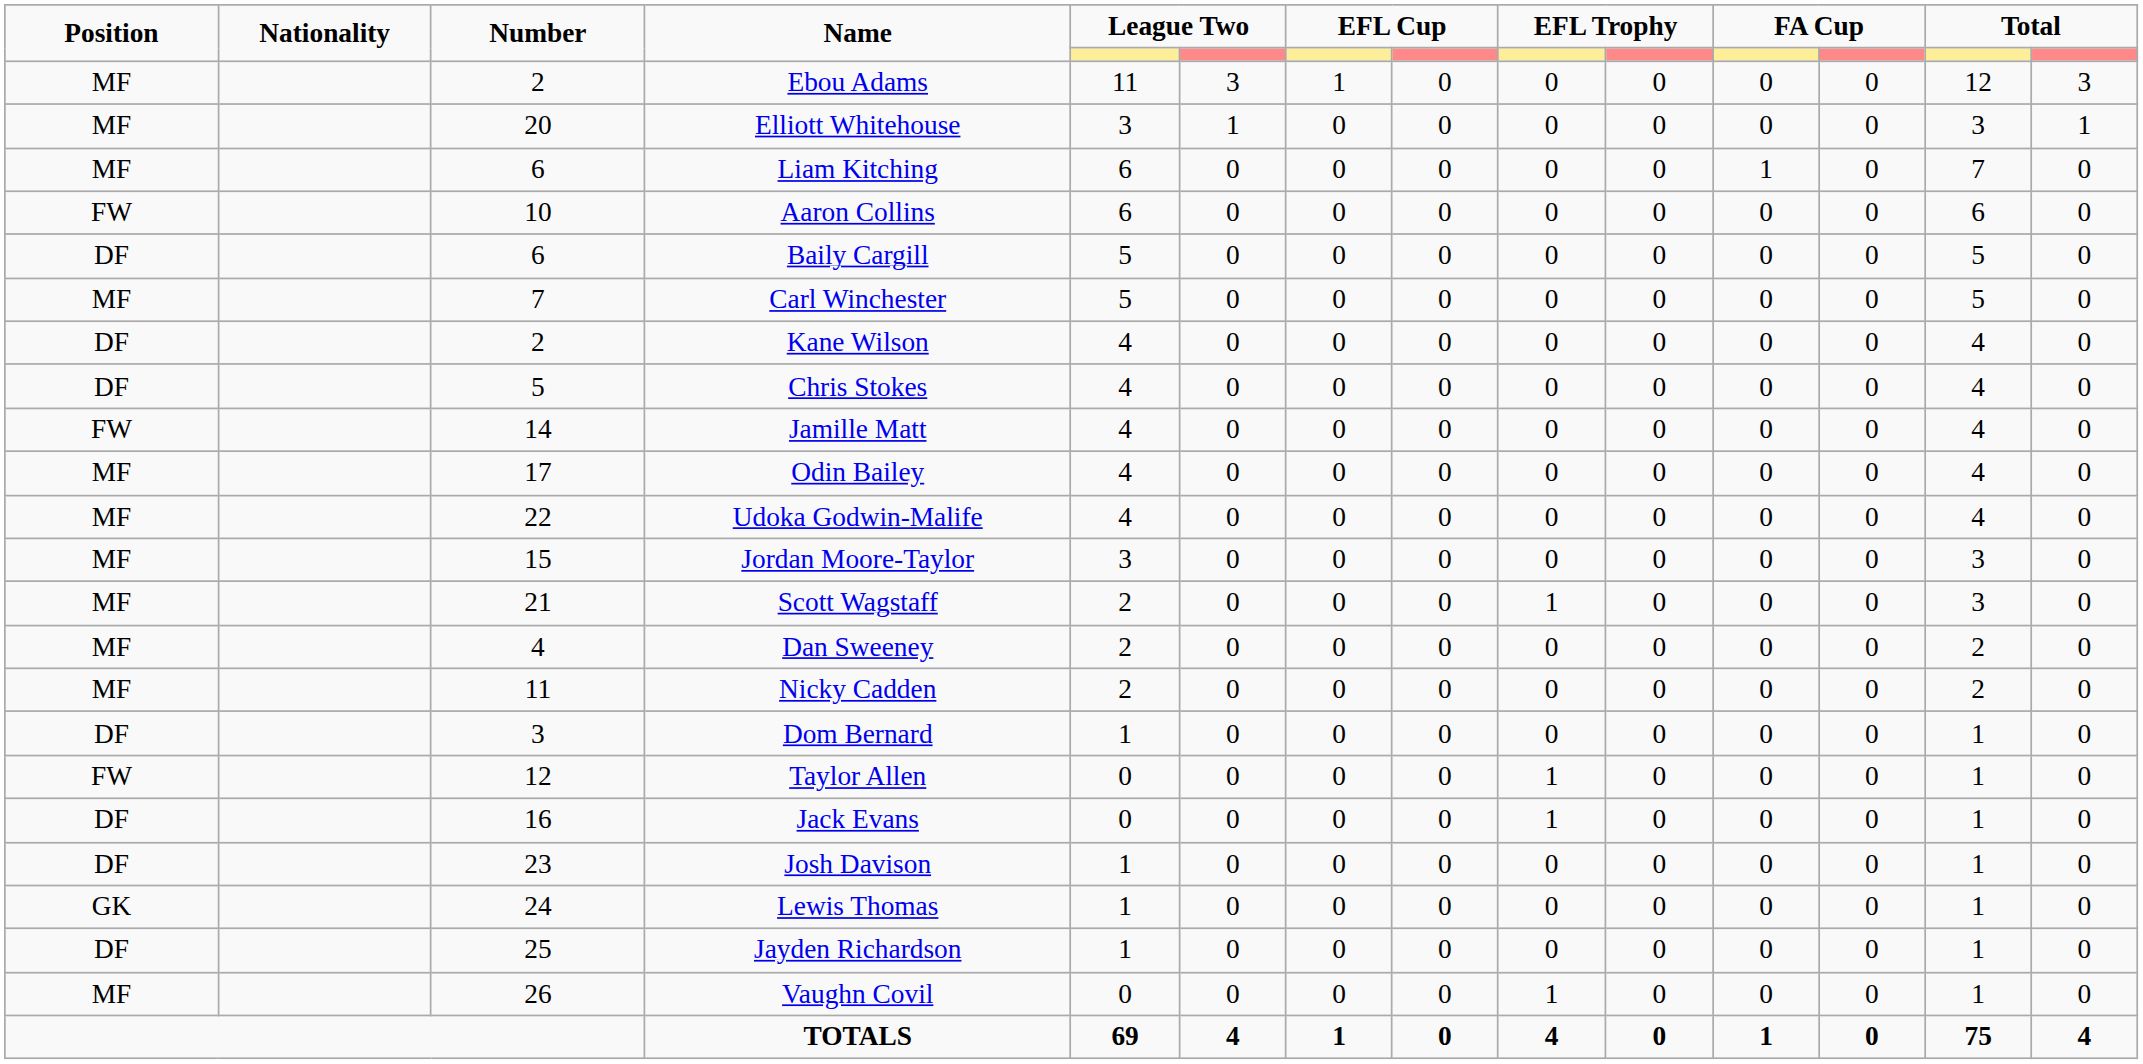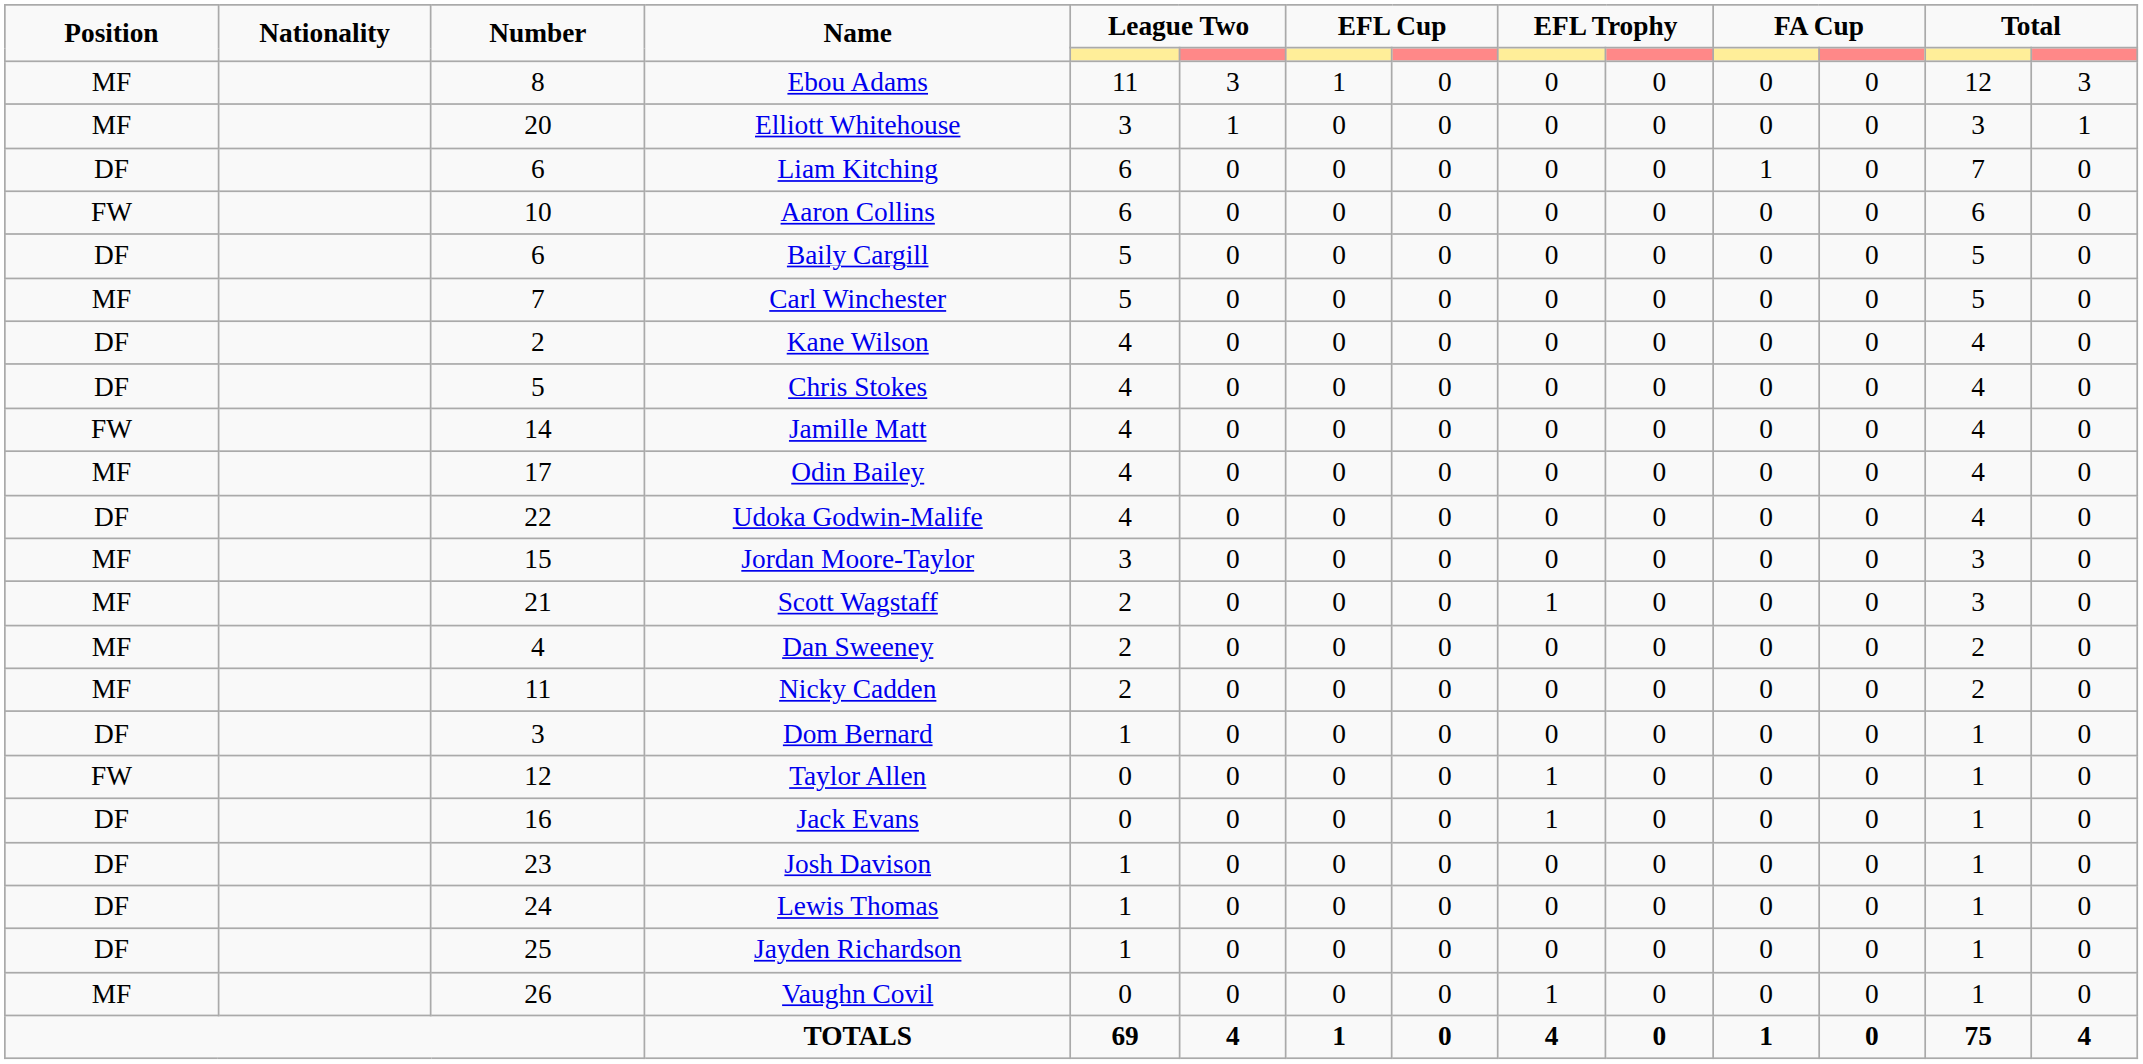(538, 82) 2 -> (538, 82) 8
(111, 168) MF -> (111, 168) DF
(111, 516) MF -> (111, 516) DF
(111, 906) GK -> (111, 906) DF
